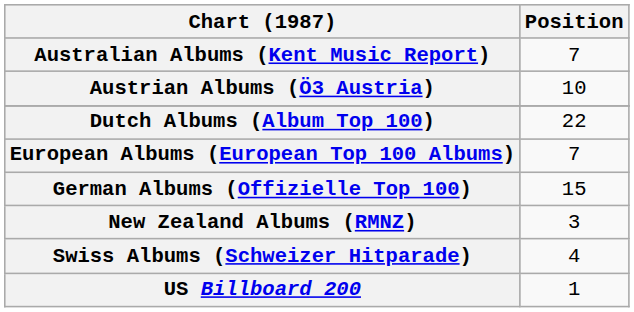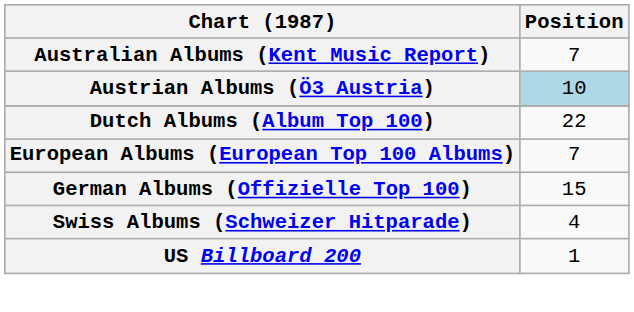(574, 88) no background -> (574, 88) lightblue background
- row: (262, 222)
